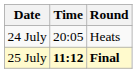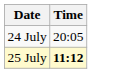- column: (109, 15)
